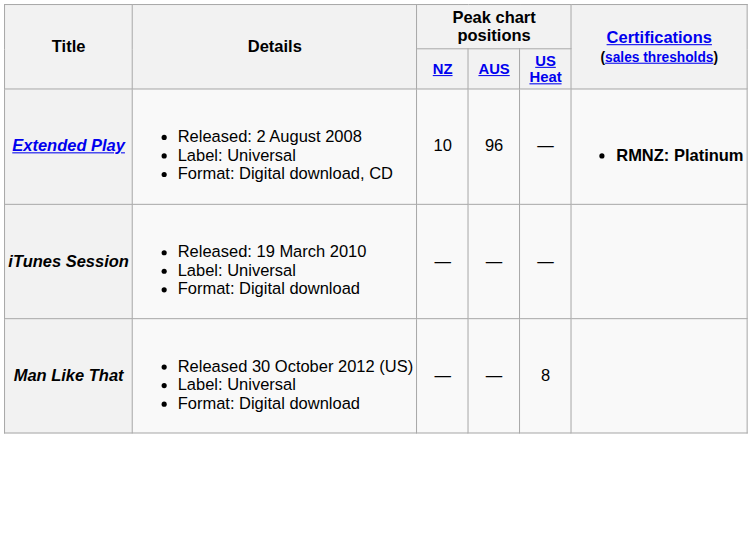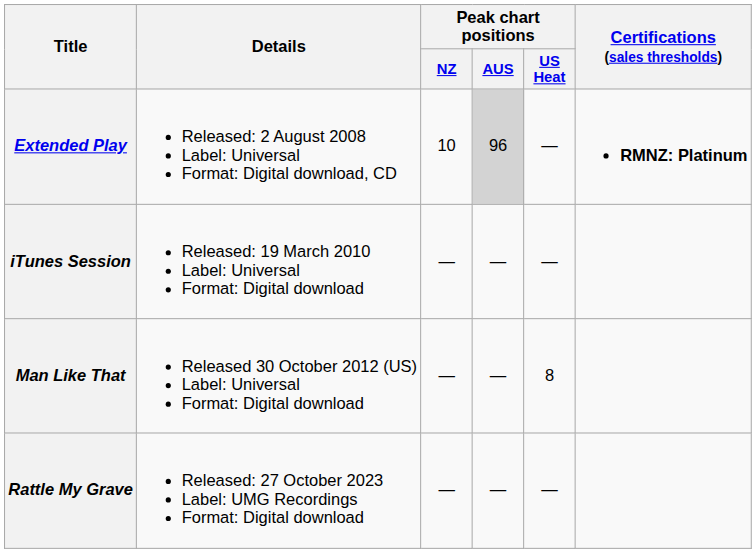(494, 146) no background -> (498, 146) lightgrey background
+ row: (71, 490)
